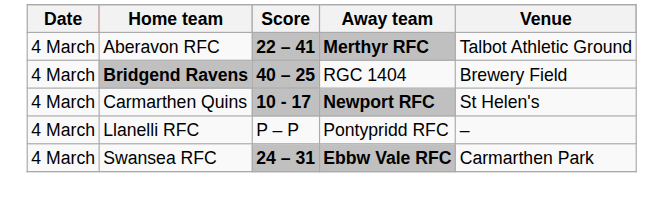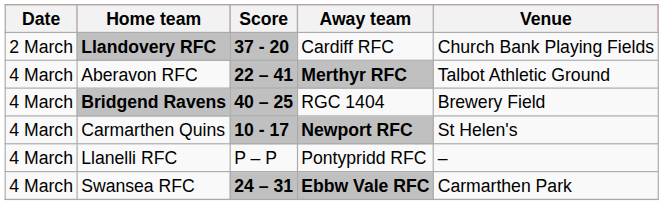+ row: (149, 46)
